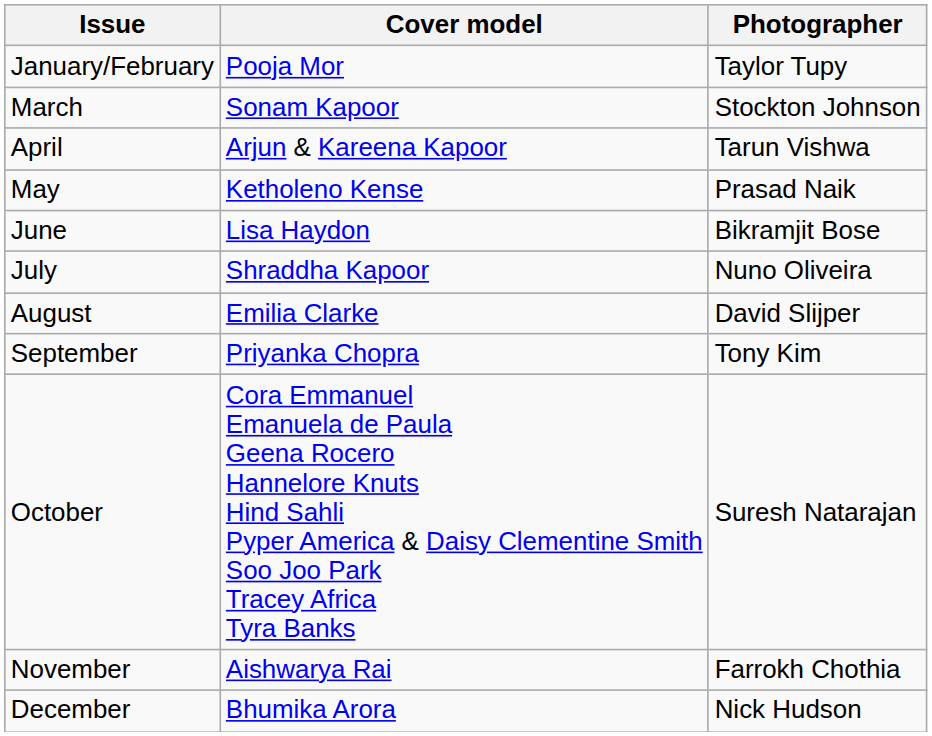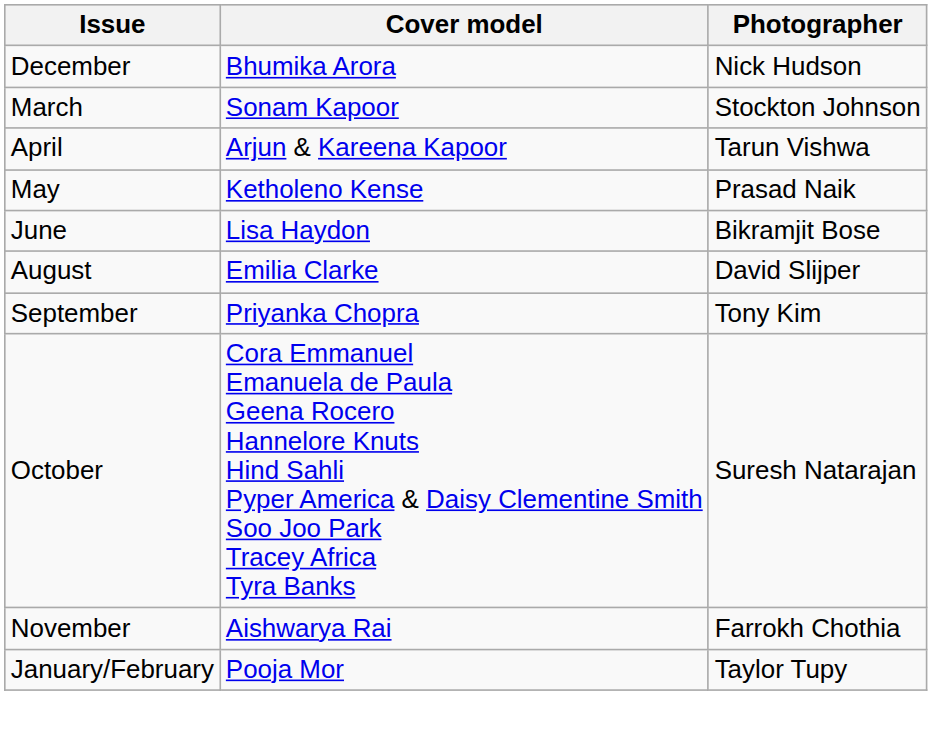rows swapped: (112, 66) <-> (71, 710)
- row: (34, 271)
